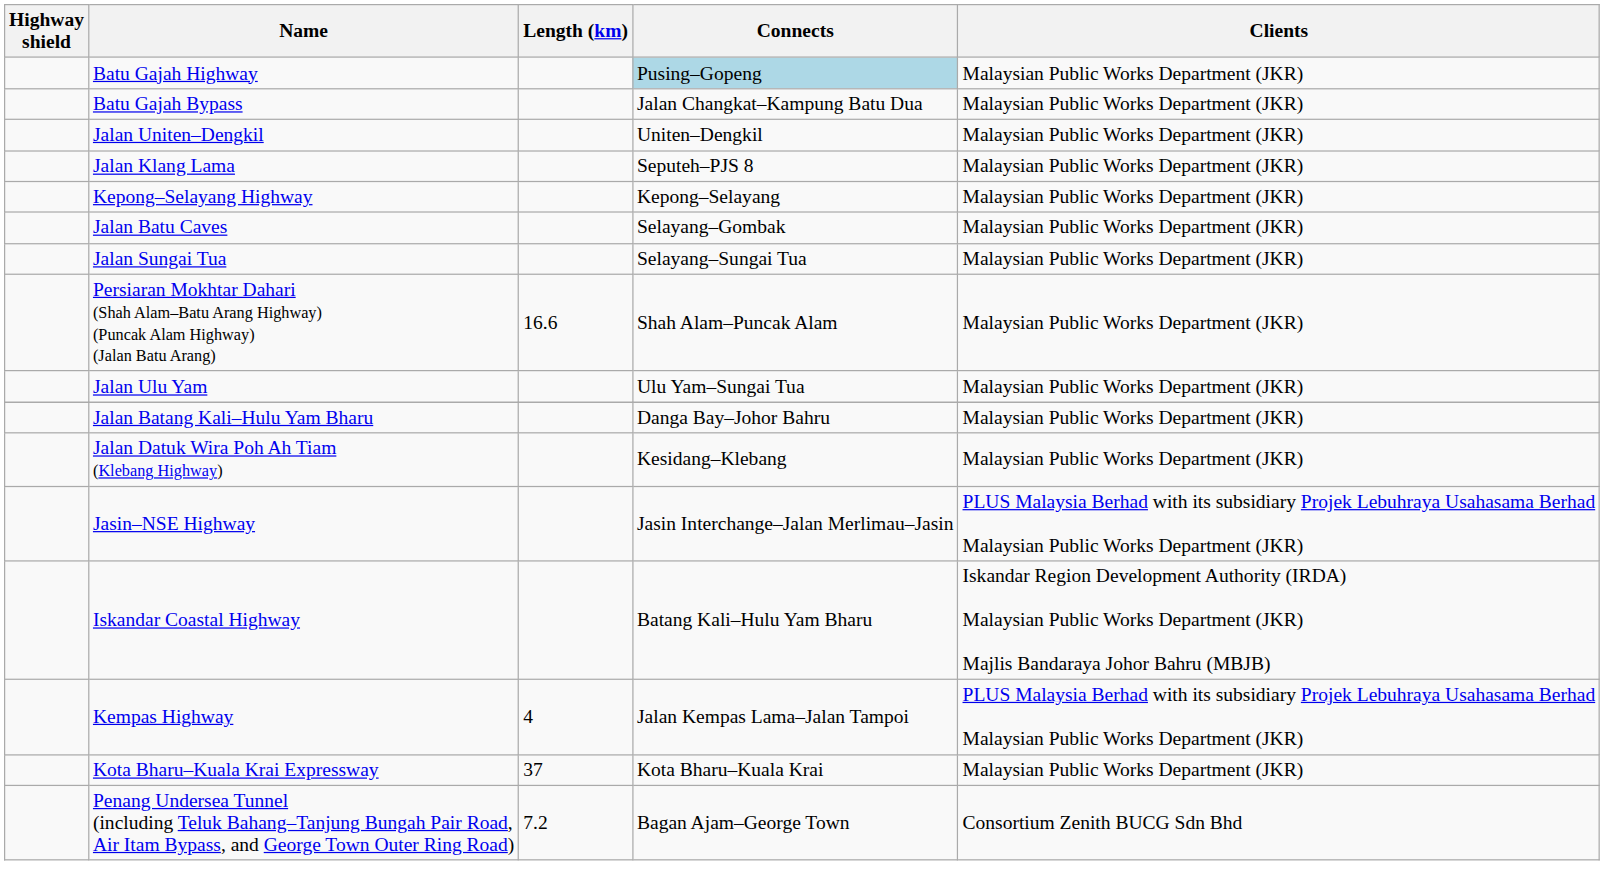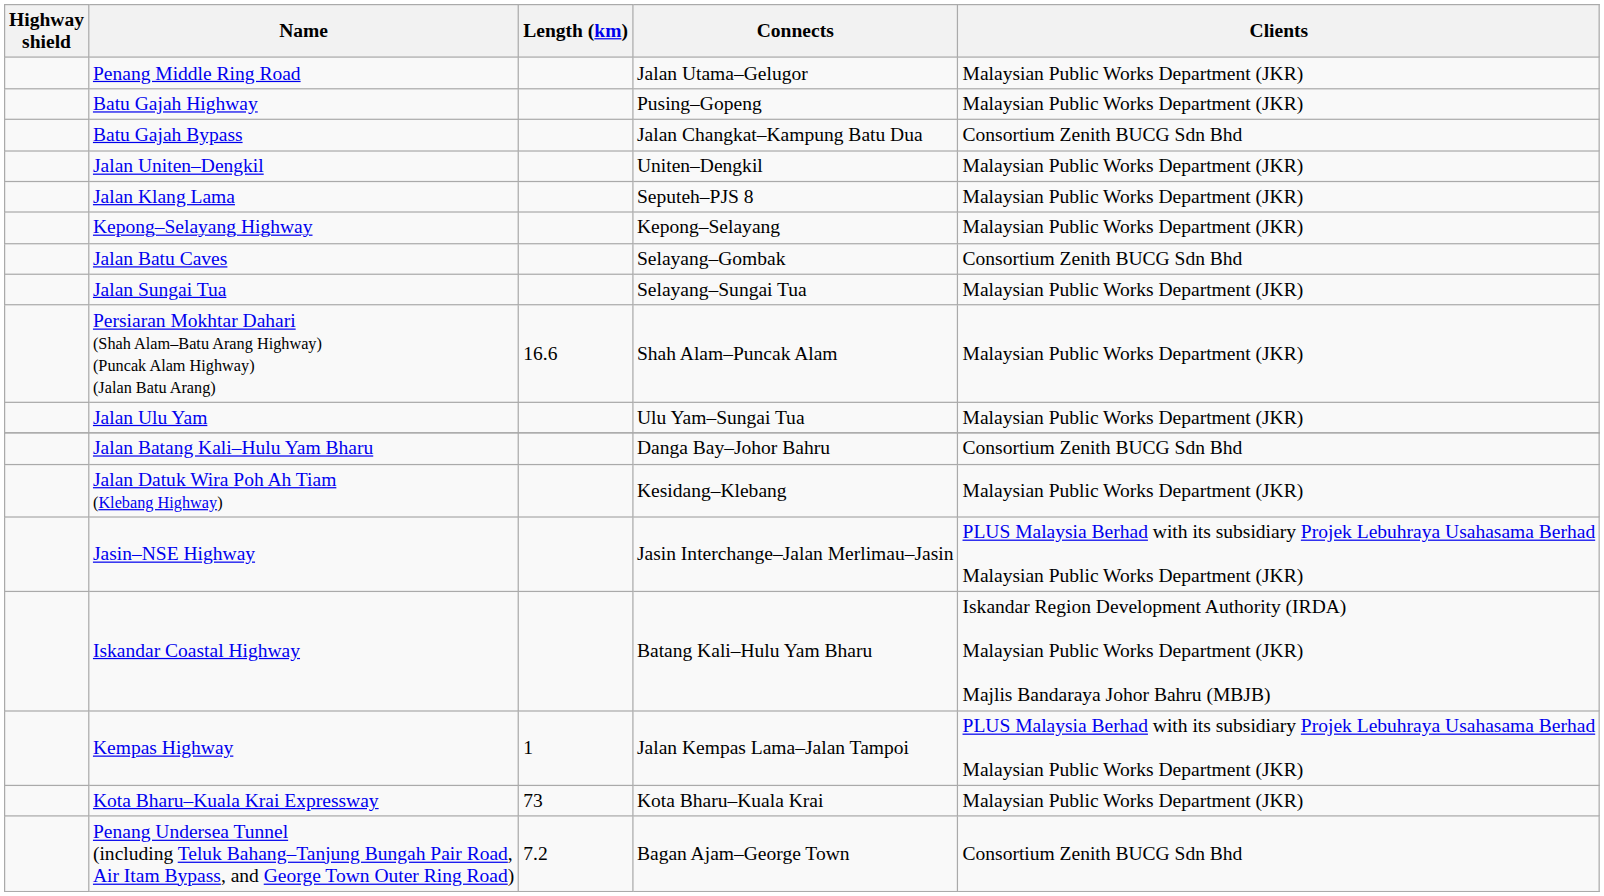+ row: (197, 72)
(699, 72) lightblue background -> (699, 103) no background
(1133, 103) Malaysian Public Works Department (JKR) -> (1102, 134) Consortium Zenith BUCG Sdn Bhd
(1133, 227) Malaysian Public Works Department (JKR) -> (1102, 258) Consortium Zenith BUCG Sdn Bhd
(1133, 417) Malaysian Public Works Department (JKR) -> (1102, 448) Consortium Zenith BUCG Sdn Bhd
(528, 716) 4 -> (528, 747) 1
(533, 769) 37 -> (533, 800) 73
